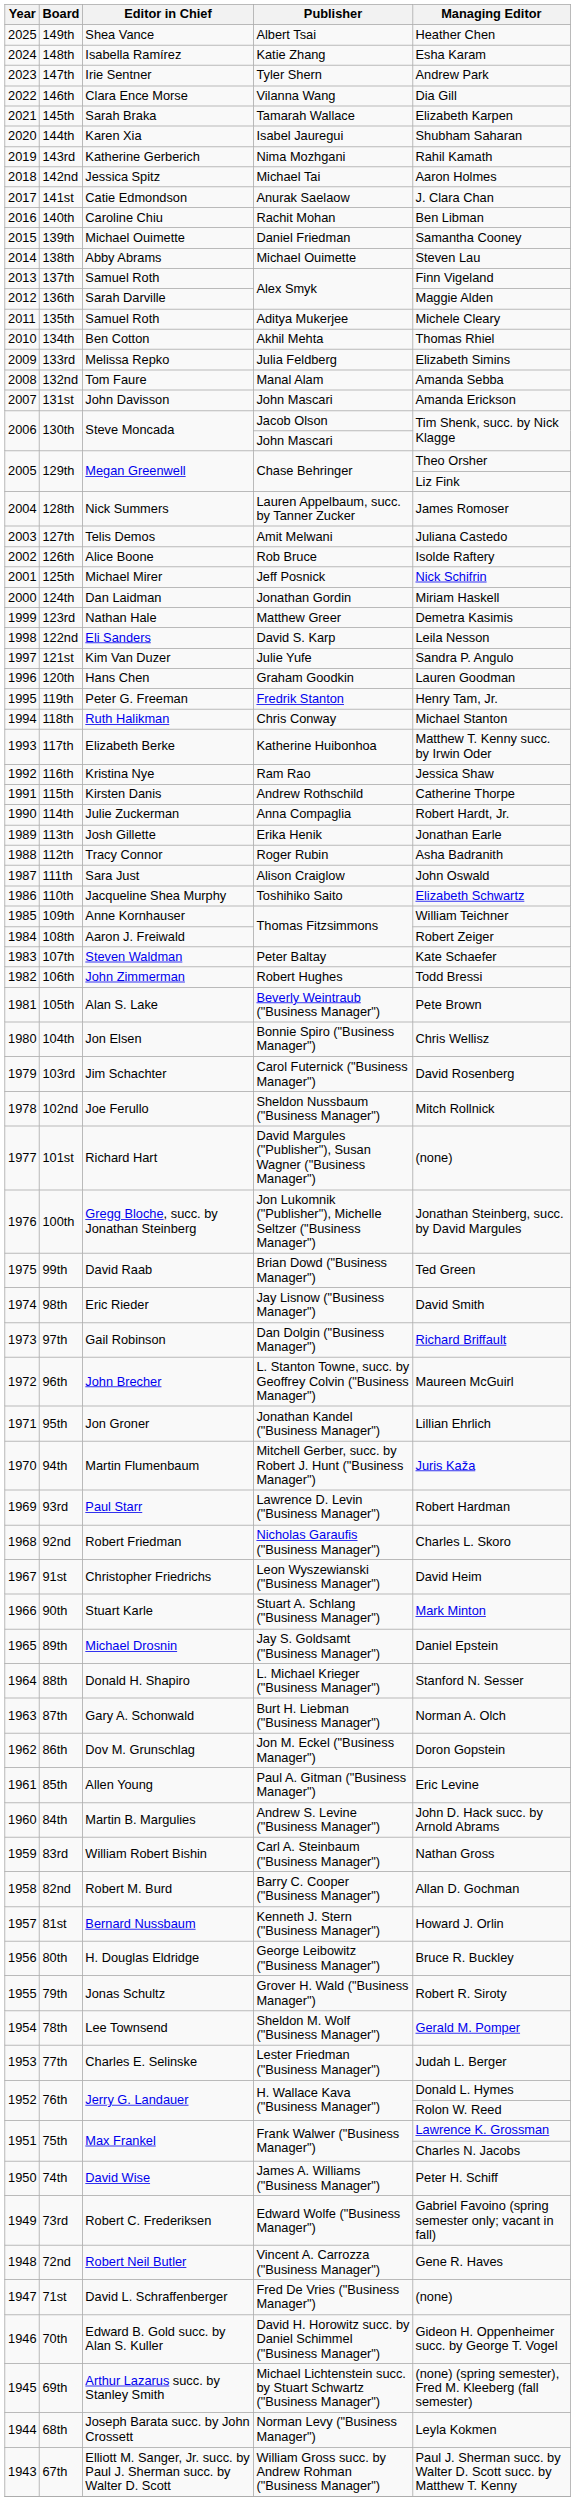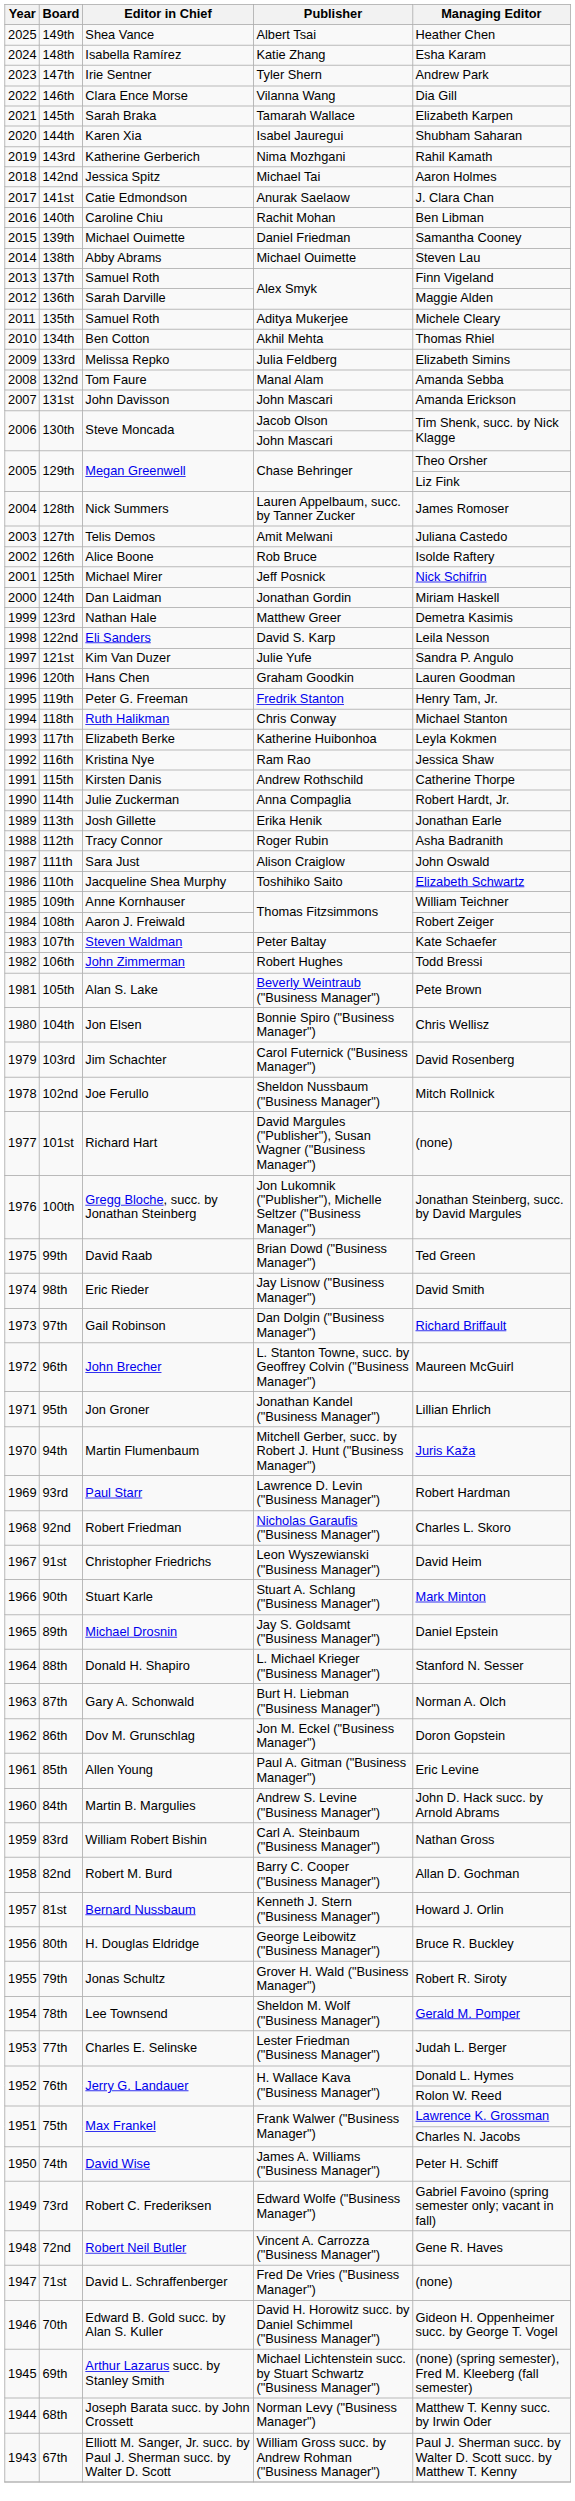(483, 746) Matthew T. Kenny succ. by Irwin Oder -> (456, 739) Leyla Kokmen
(456, 2430) Leyla Kokmen -> (483, 2415) Matthew T. Kenny succ. by Irwin Oder
